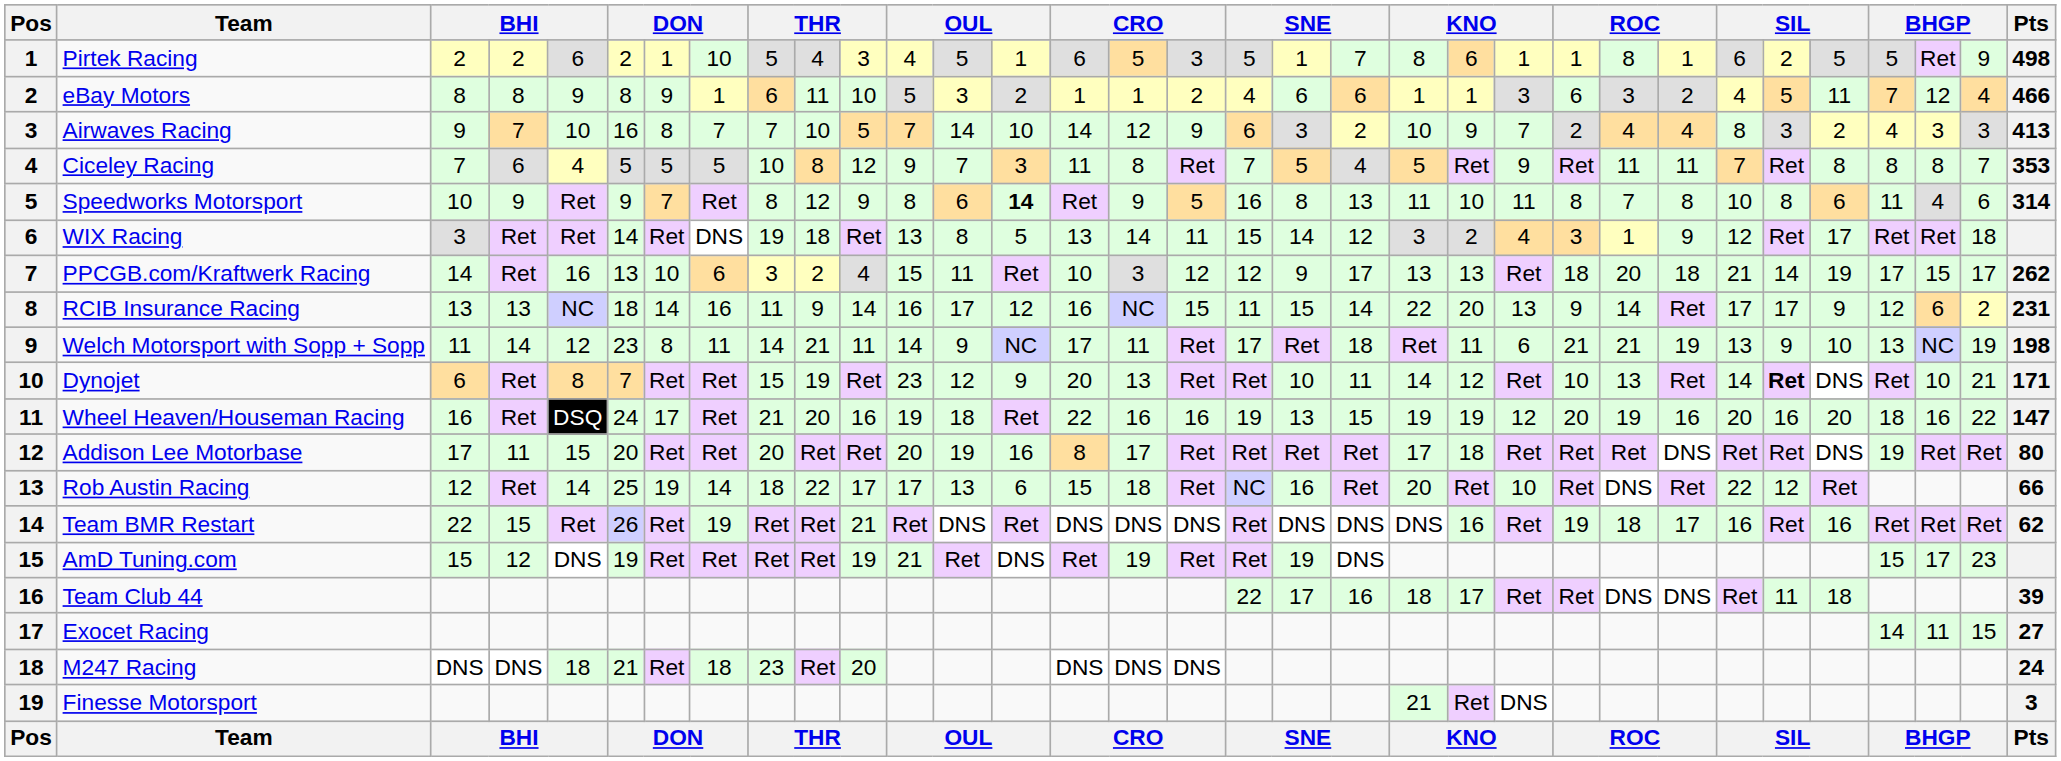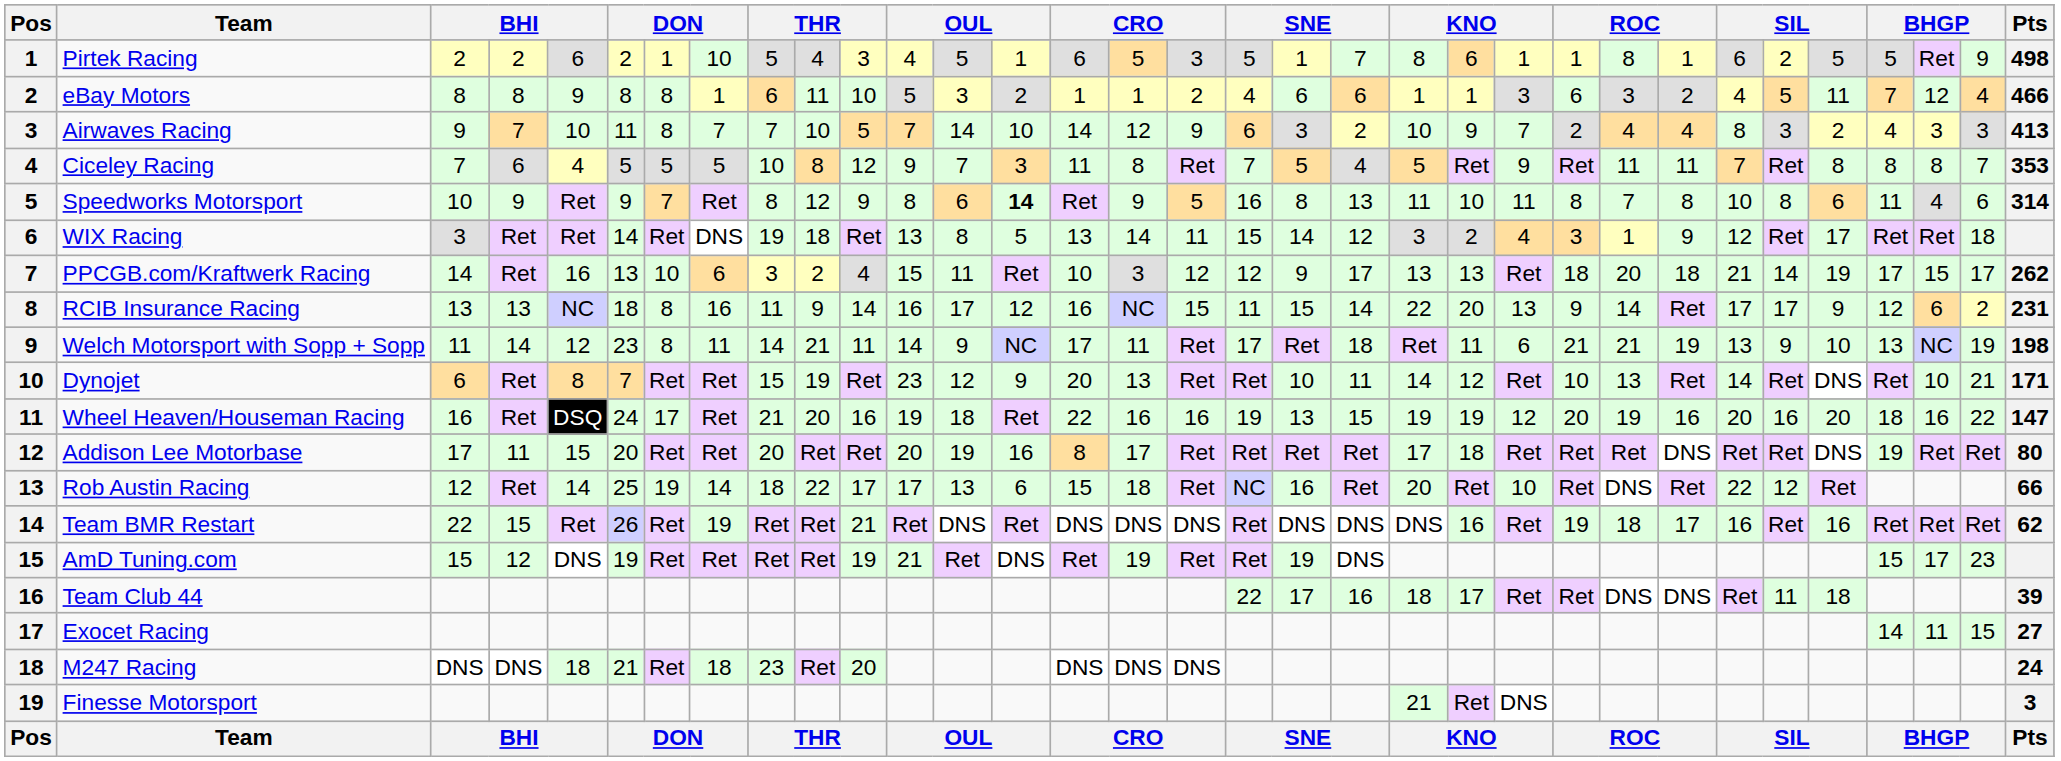(667, 94) 9 -> (667, 94) 8
(626, 130) 16 -> (626, 130) 11
(667, 309) 14 -> (667, 309) 8
(1786, 380) bold -> (1786, 380) normal
